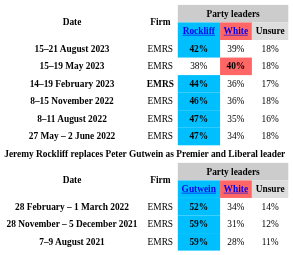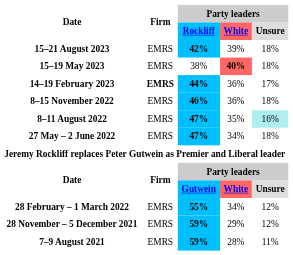(270, 118) no background -> (270, 118) paleturquoise background
(199, 206) 52% -> (199, 206) 55%
(270, 206) 14% -> (270, 206) 12%
(236, 224) 31% -> (236, 224) 29%
